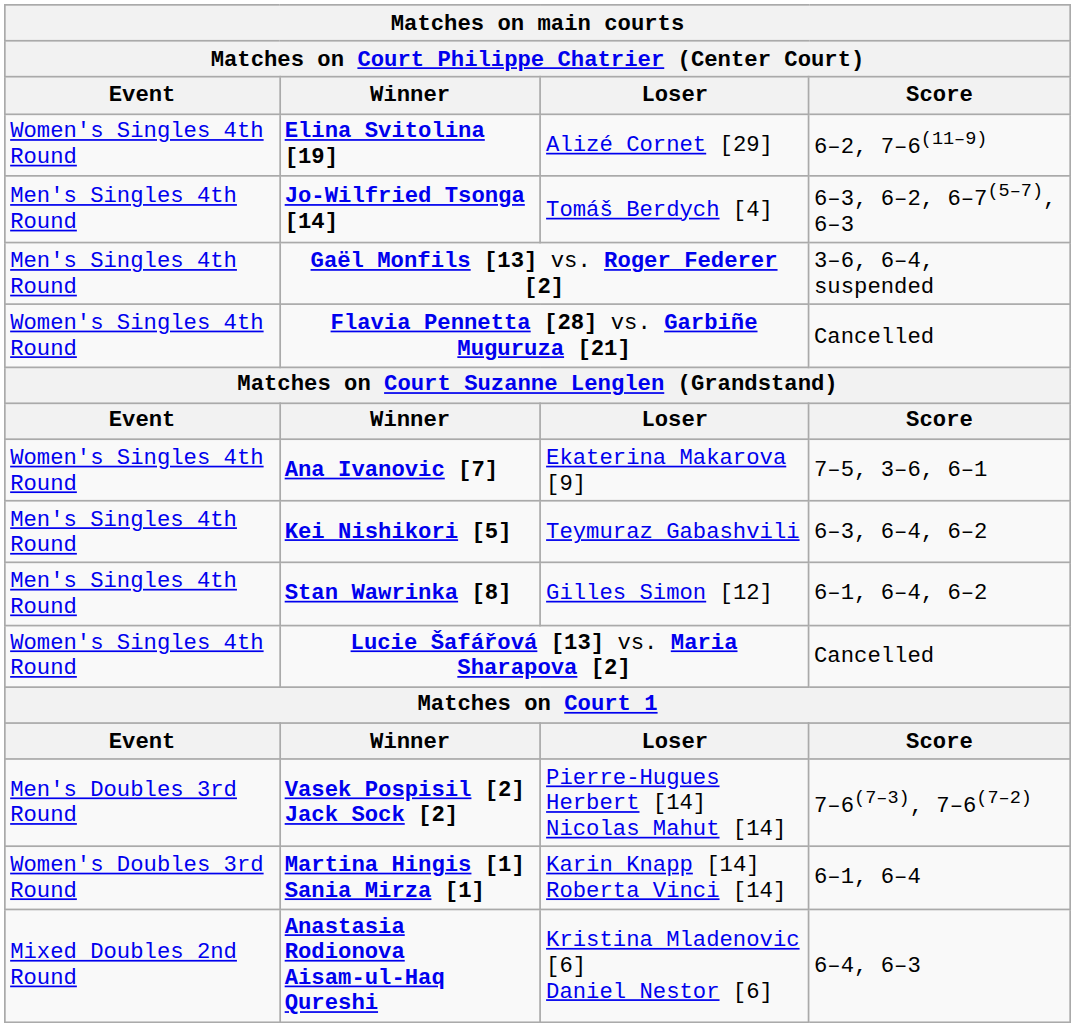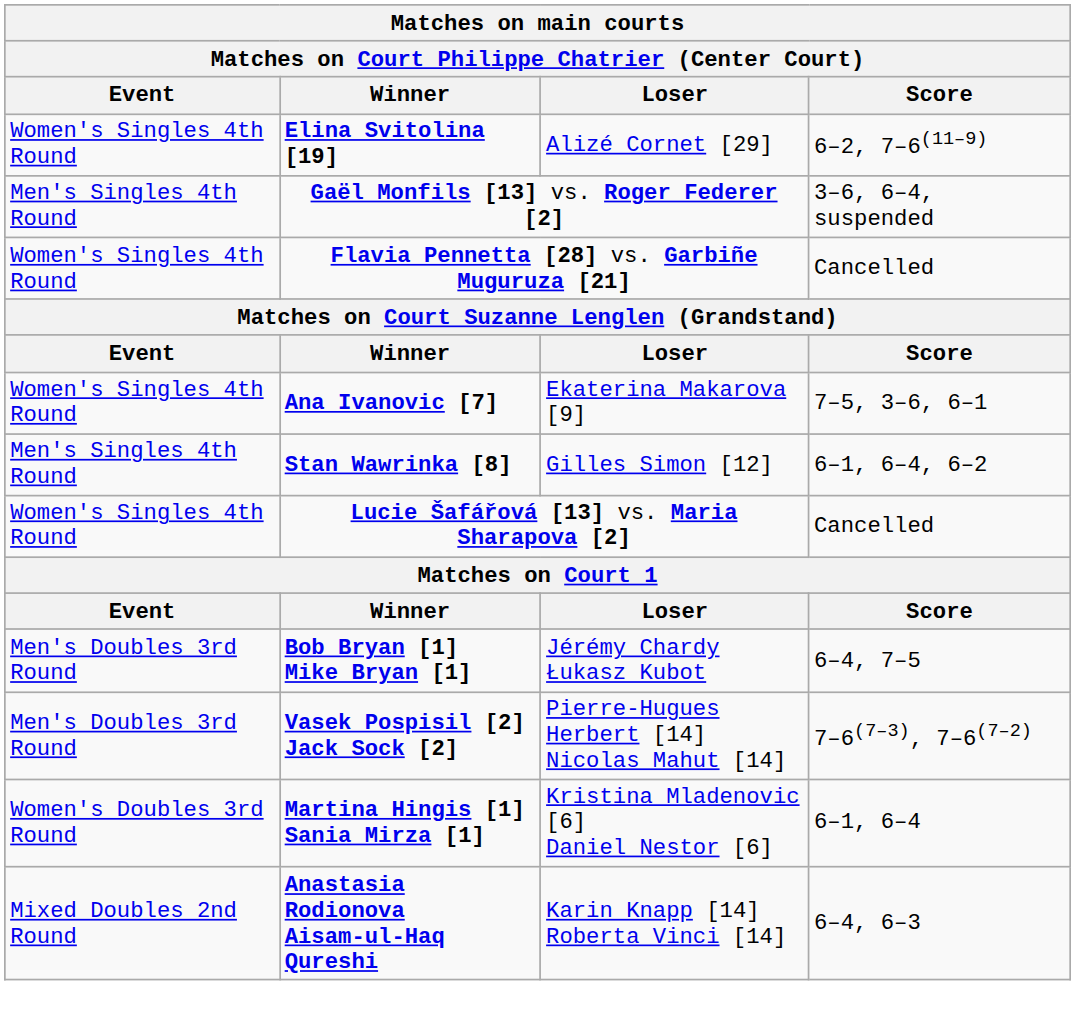- row: (405, 209)
- row: (398, 532)
+ row: (378, 661)
(666, 878) Karin Knapp [14] Roberta Vinci [14] -> (673, 823) Kristina Mladenovic [6] Daniel Nestor [6]
(673, 965) Kristina Mladenovic [6] Daniel Nestor [6] -> (666, 923) Karin Knapp [14] Roberta Vinci [14]
